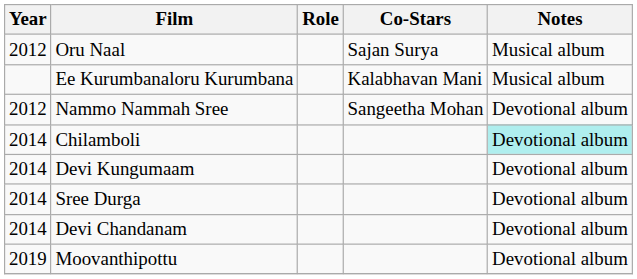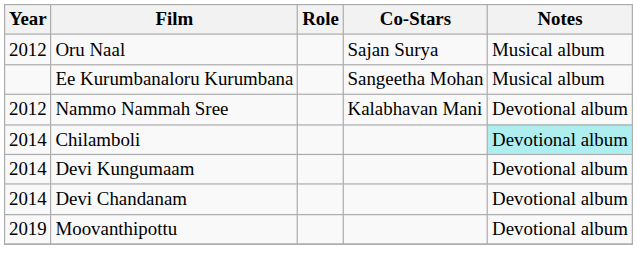(415, 79) Kalabhavan Mani -> (415, 79) Sangeetha Mohan
(415, 109) Sangeetha Mohan -> (415, 109) Kalabhavan Mani
- row: (98, 199)
